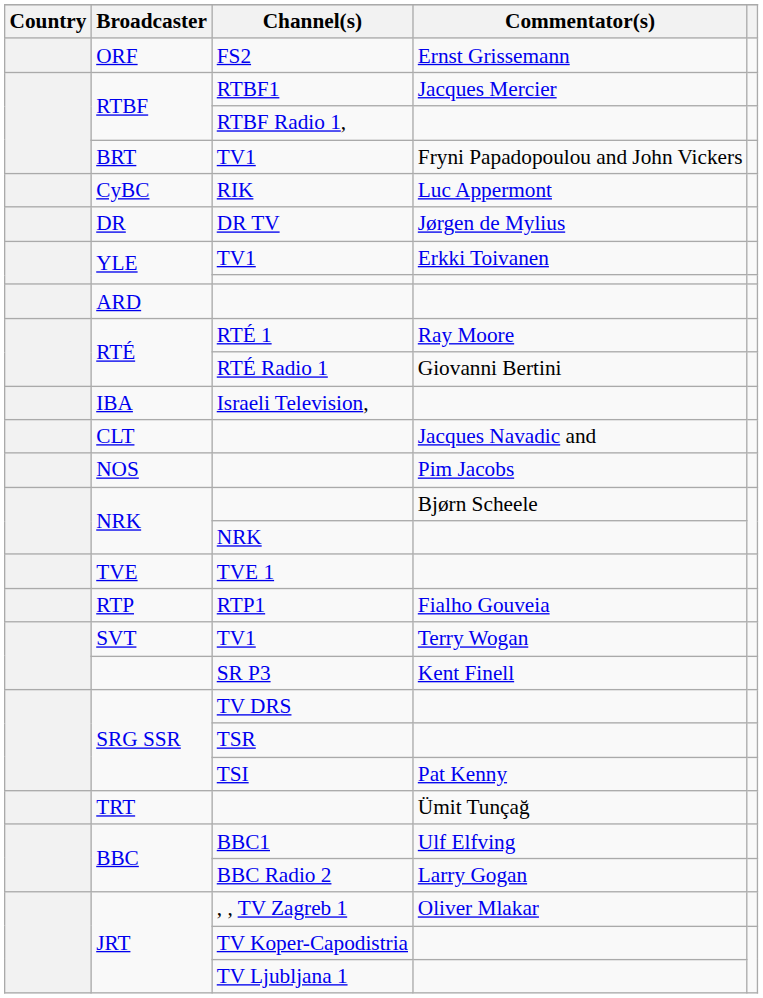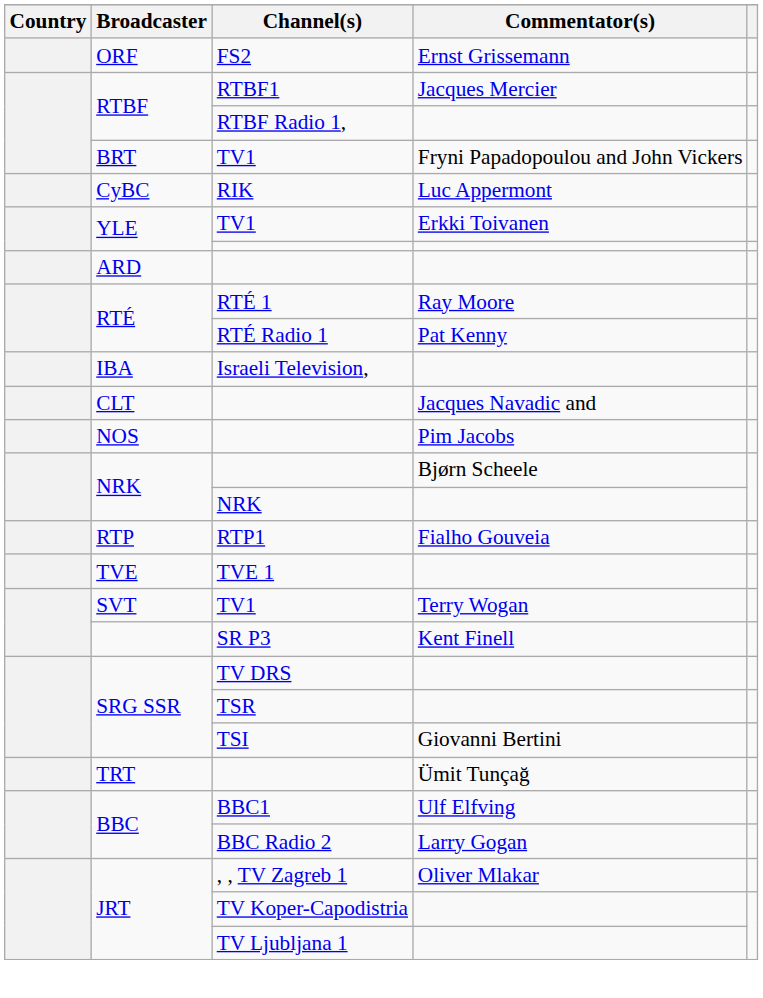- row: (111, 223)
(490, 368) Giovanni Bertini -> (462, 334) Pat Kenny
rows swapped: (115, 604) <-> (117, 571)
(462, 773) Pat Kenny -> (490, 739) Giovanni Bertini
